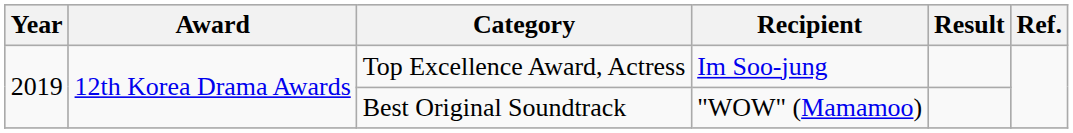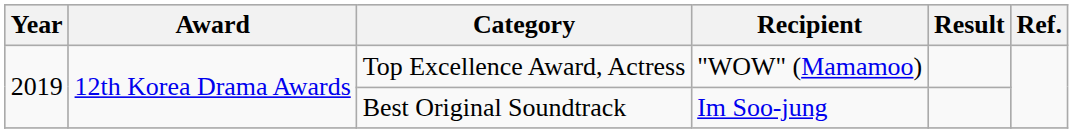(762, 66) Im Soo-jung -> (810, 66) "WOW" (Mamamoo)
(810, 107) "WOW" (Mamamoo) -> (762, 107) Im Soo-jung
